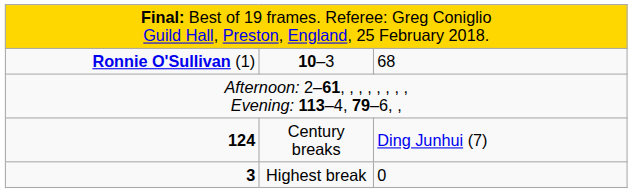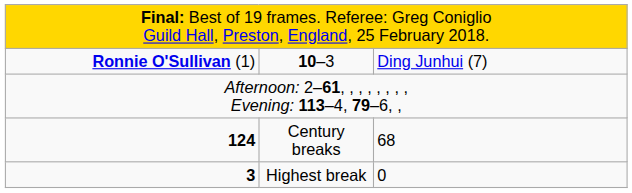(386, 62) 68 -> (432, 62) Ding Junhui (7)
(432, 140) Ding Junhui (7) -> (386, 140) 68
